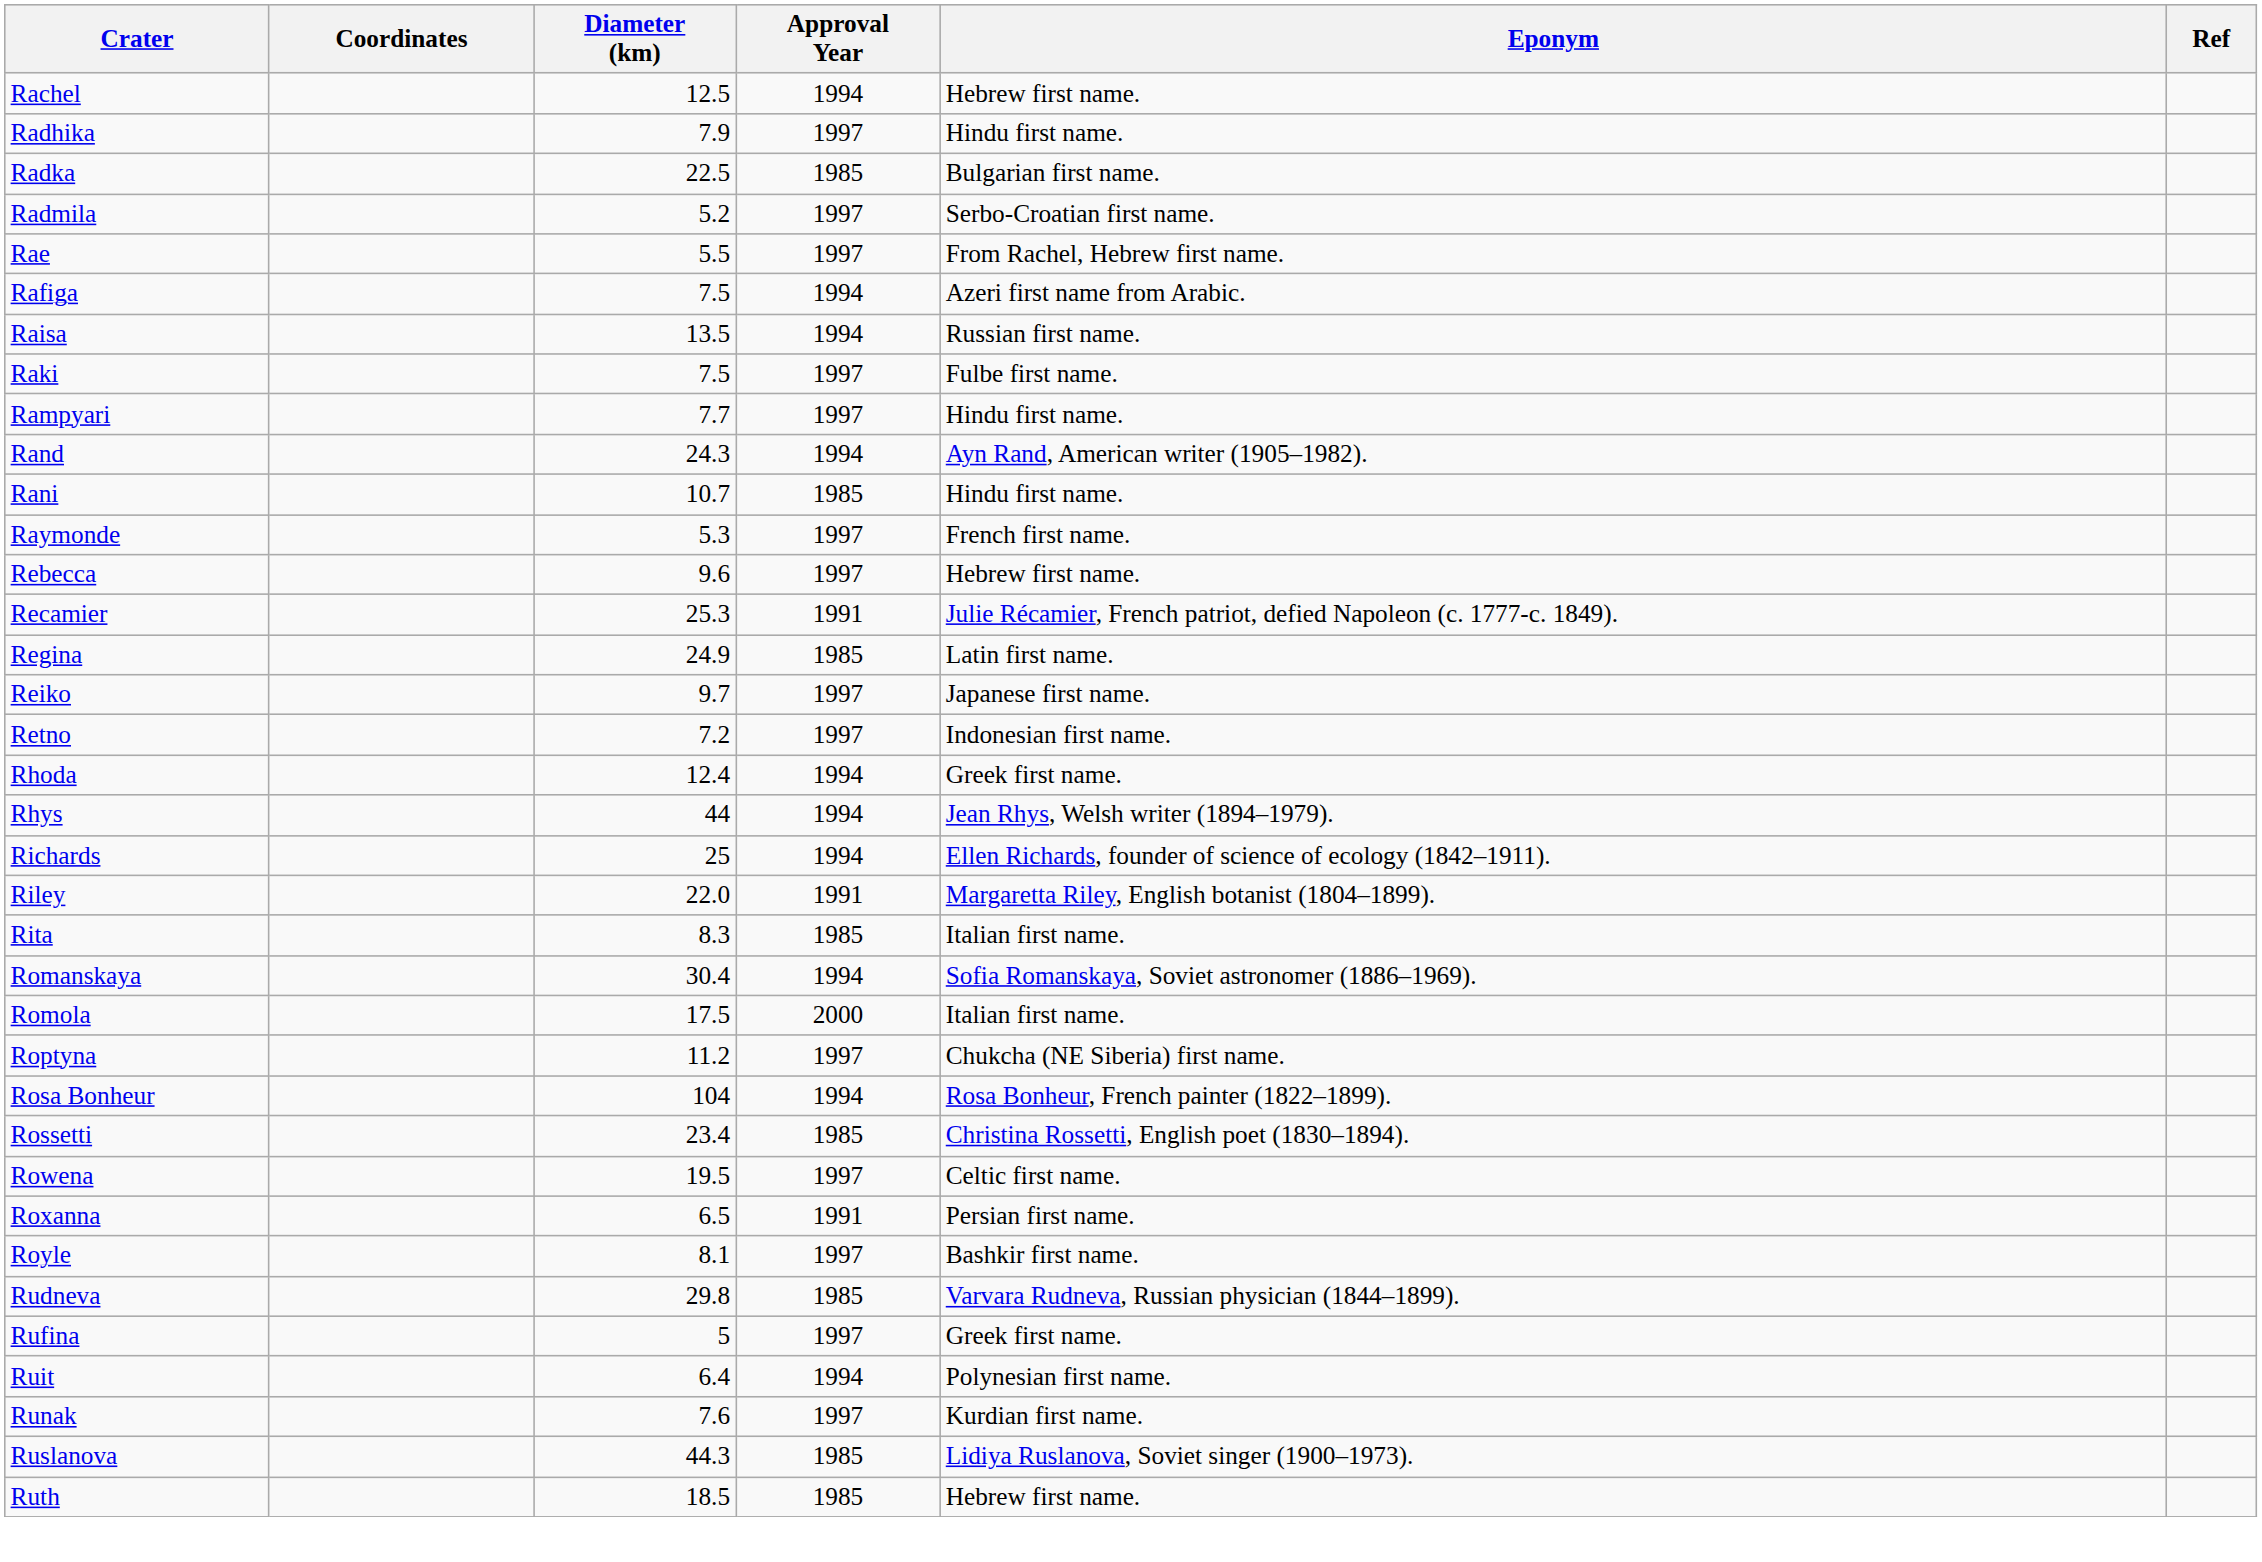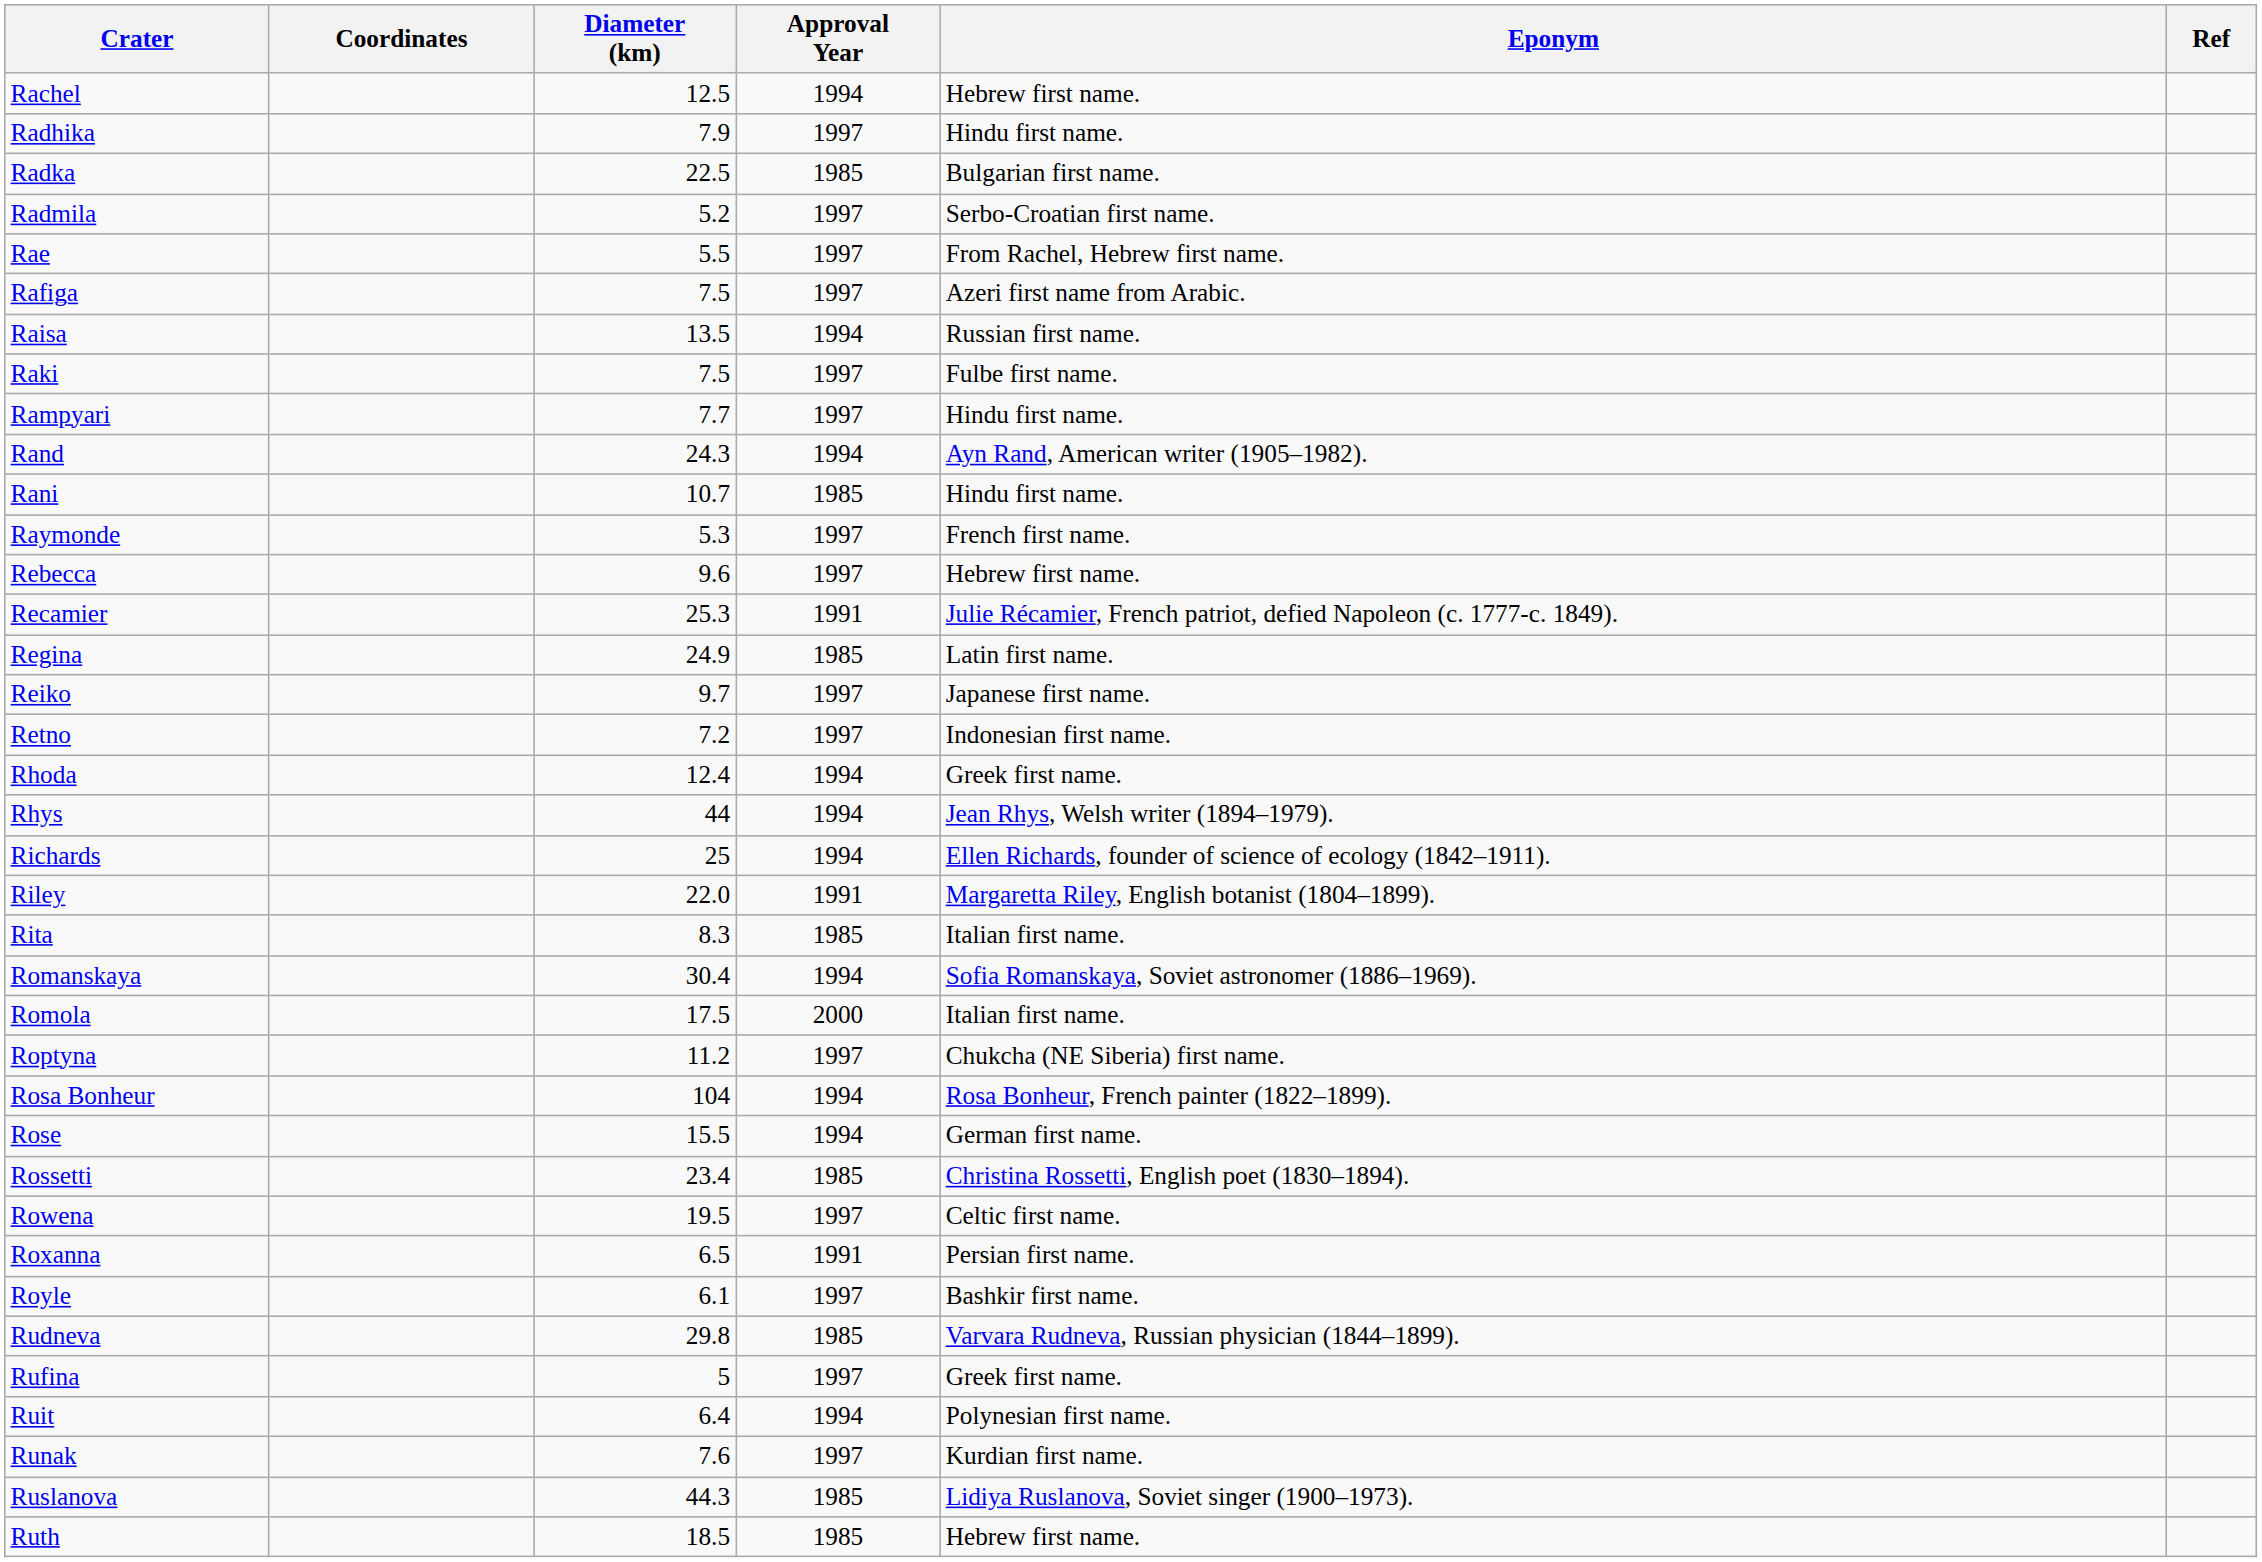(838, 293) 1994 -> (838, 293) 1997
+ row: (36, 1135)
(714, 1255) 8.1 -> (714, 1295) 6.1
